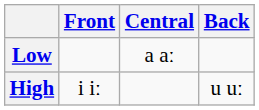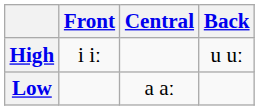rows swapped: (32, 88) <-> (32, 54)
